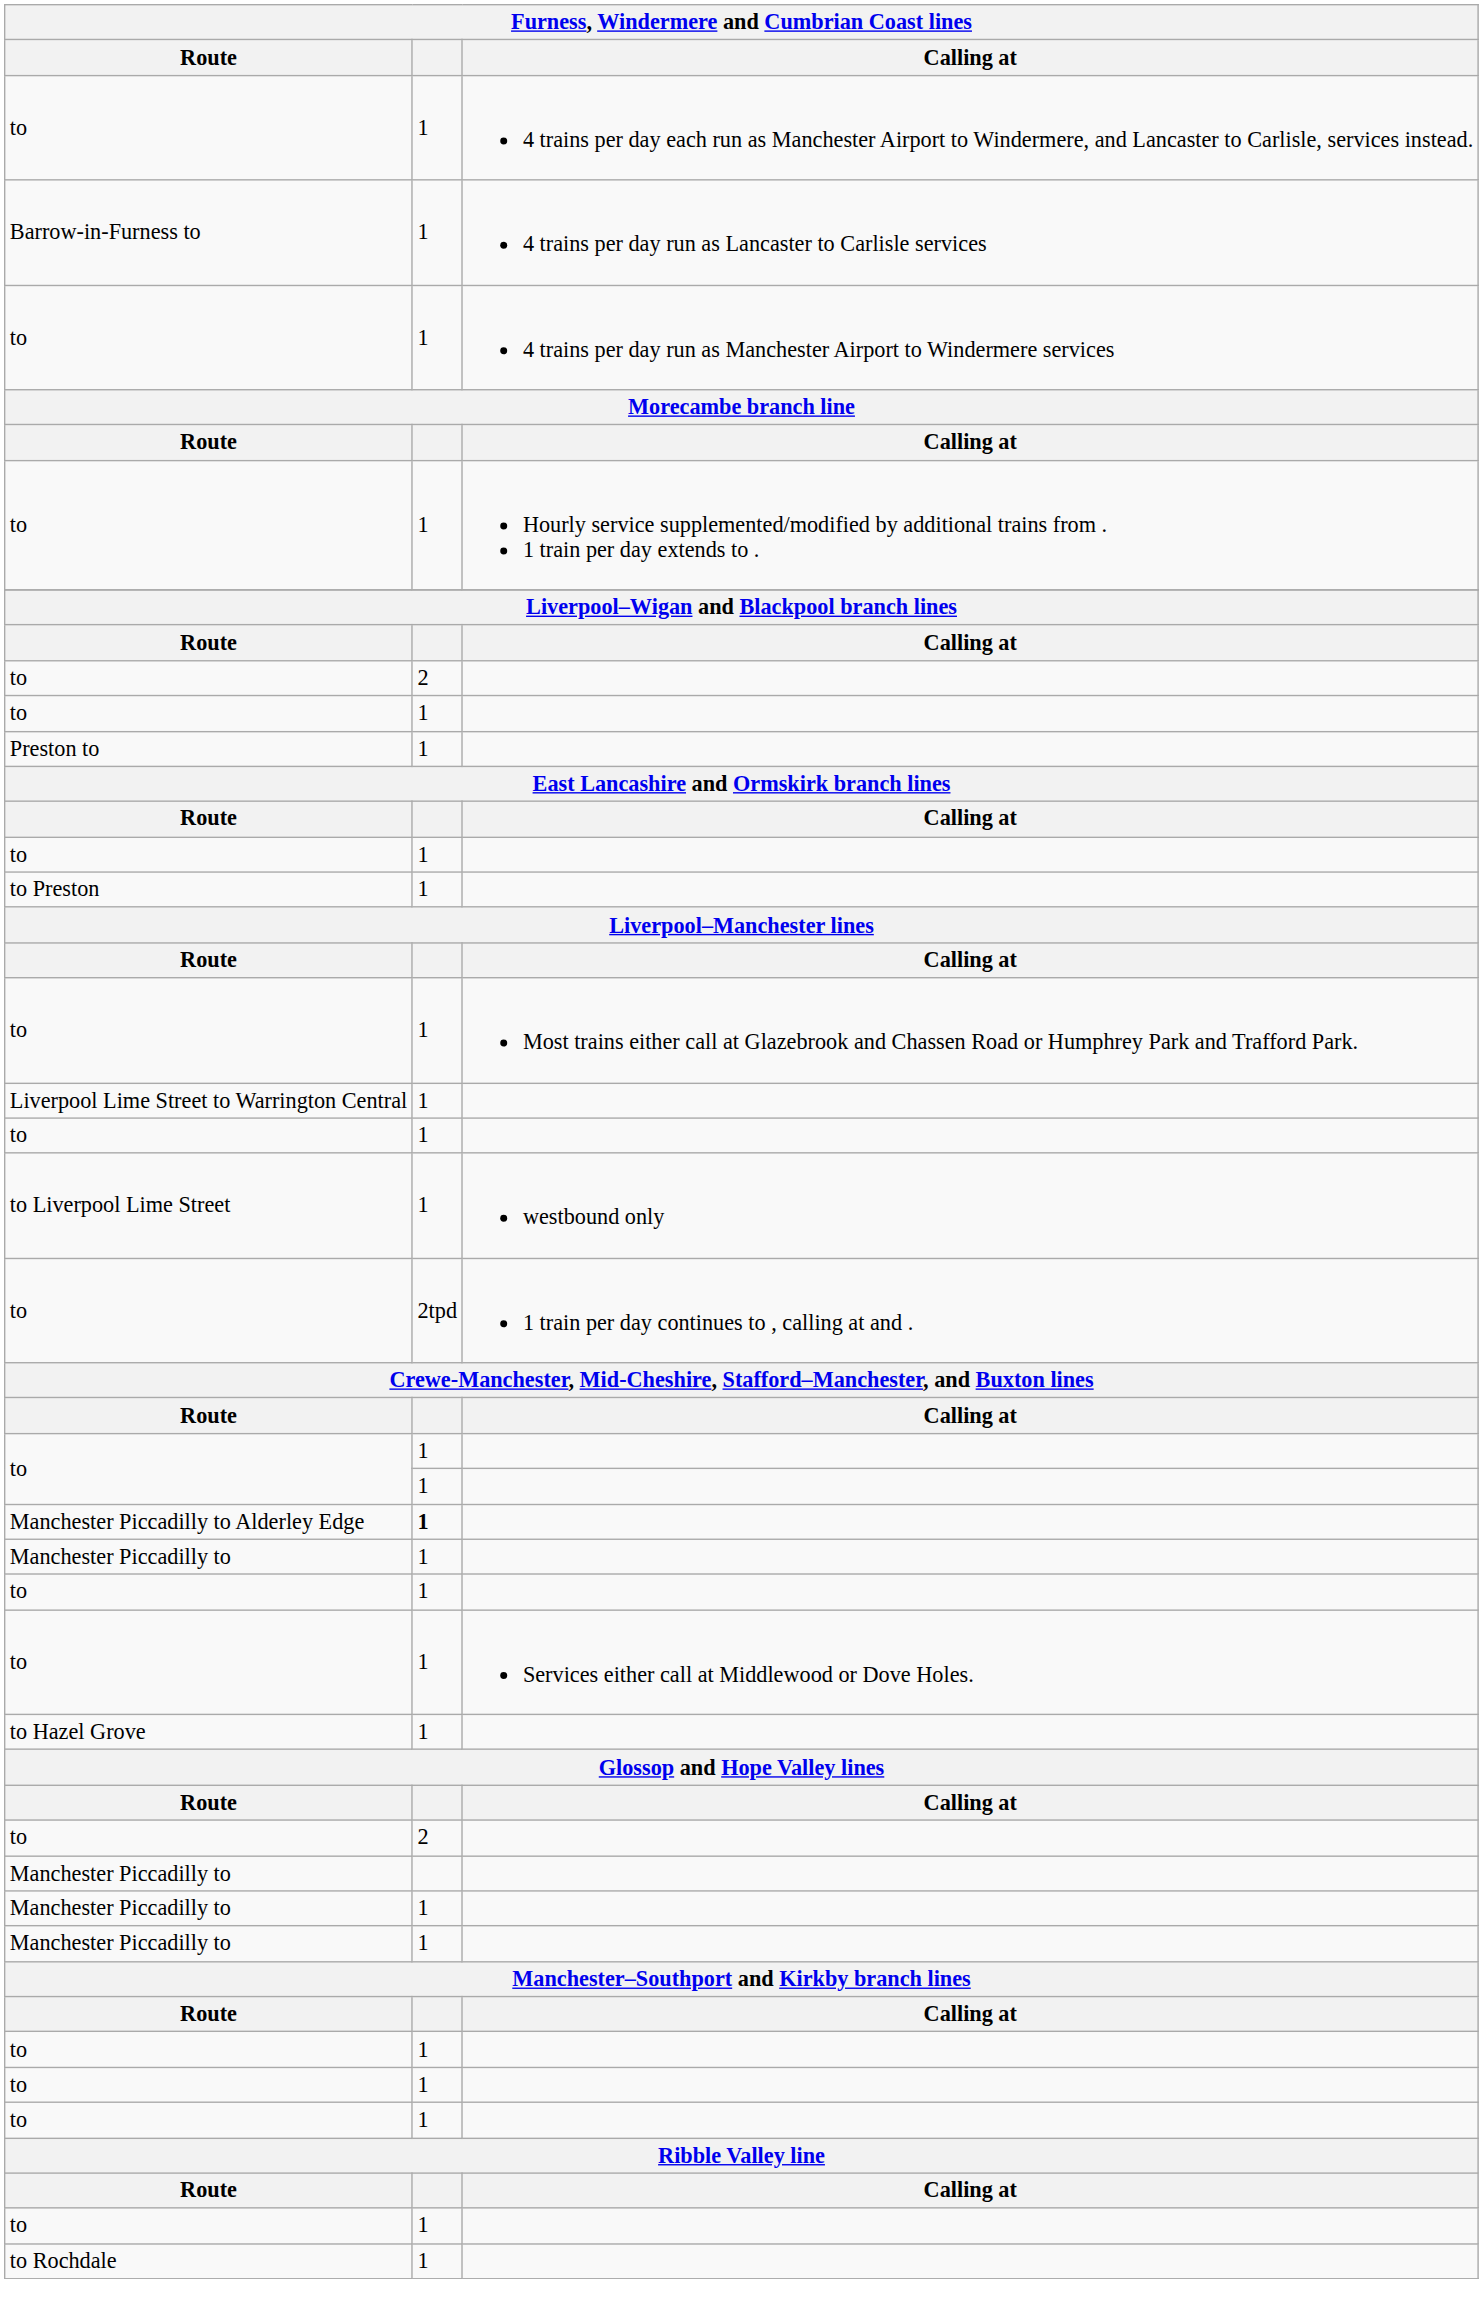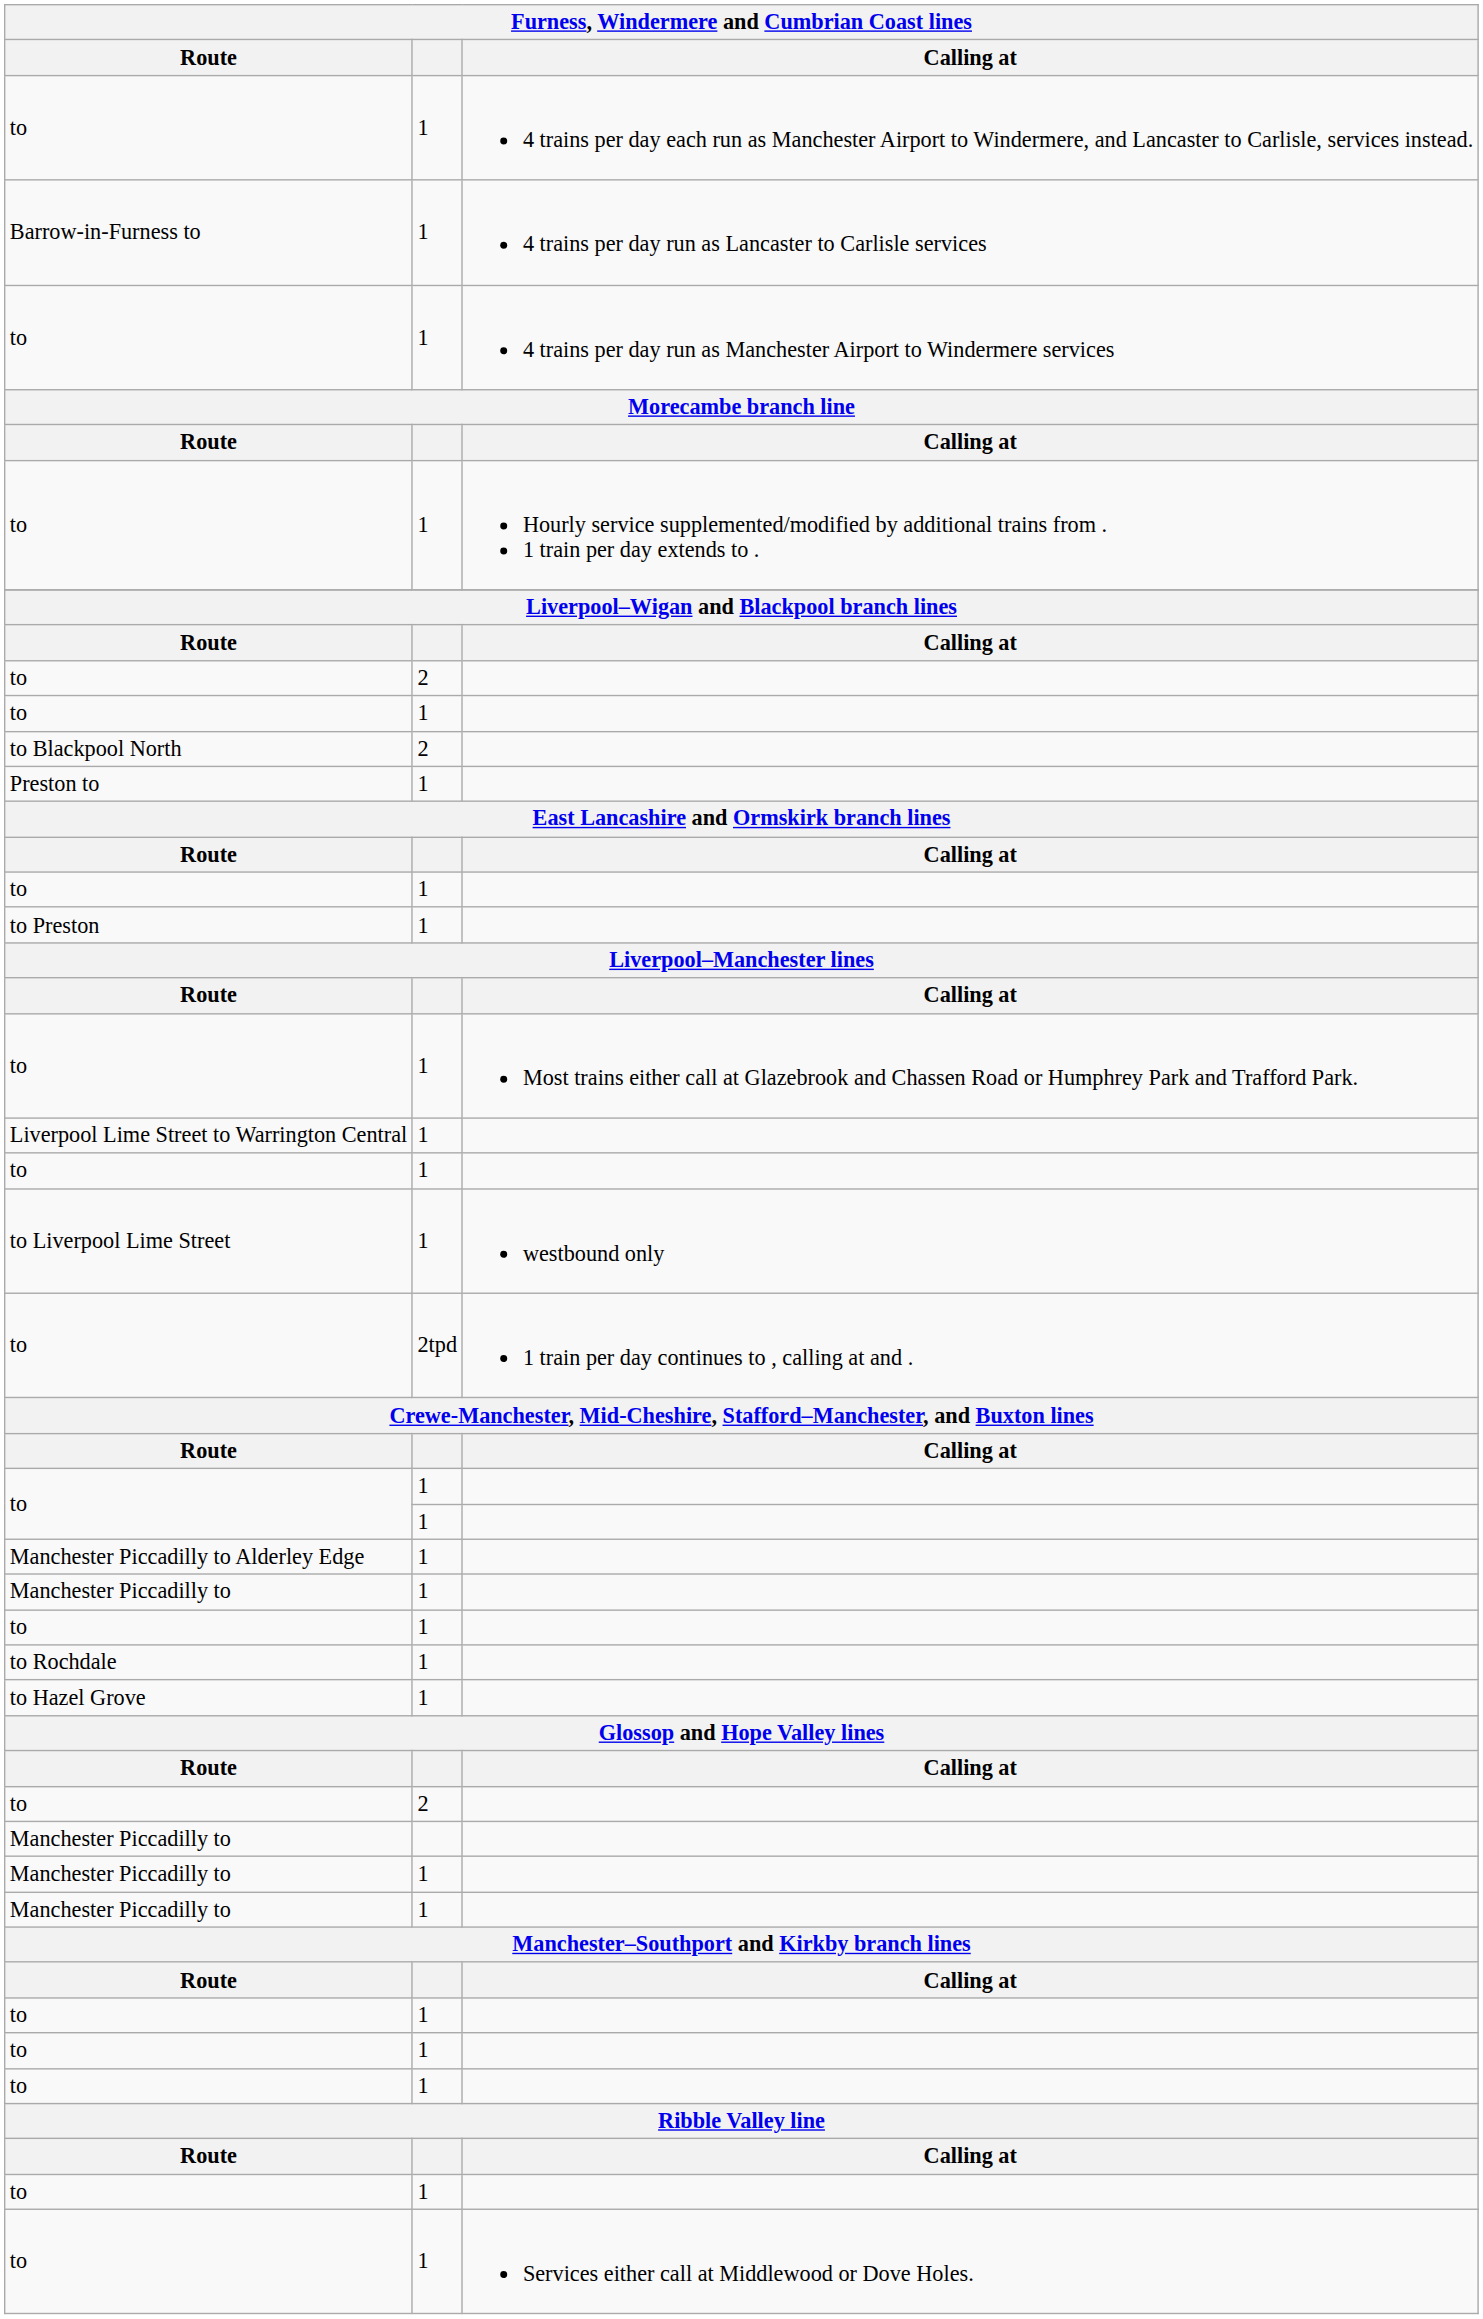+ row: (96, 748)
(423, 1521) bold -> (423, 1556) normal
rows swapped: (18, 1661) <-> (63, 2260)
